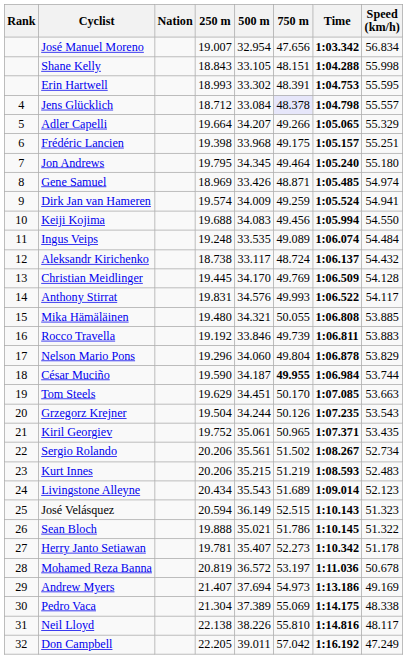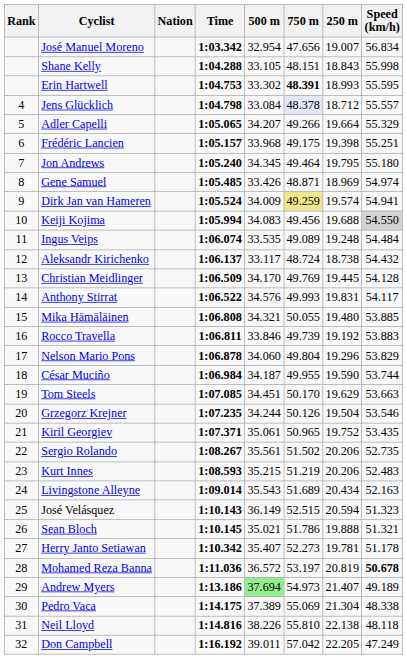columns swapped: (215, 20) <-> (337, 20)
(293, 85) normal -> (303, 85) bold
(293, 201) no background -> (303, 201) khaki background
(382, 220) no background -> (382, 220) lightgrey background
(293, 374) bold -> (303, 374) normal
(382, 413) 53.543 -> (382, 413) 53.546
(382, 452) 52.734 -> (382, 452) 52.735
(382, 490) 52.123 -> (382, 490) 52.163
(382, 529) 51.322 -> (382, 529) 51.321
(382, 567) normal -> (382, 567) bold
(254, 587) no background -> (264, 587) lightgreen background
(382, 587) 49.169 -> (382, 587) 49.189
(382, 625) 48.117 -> (382, 625) 48.118
